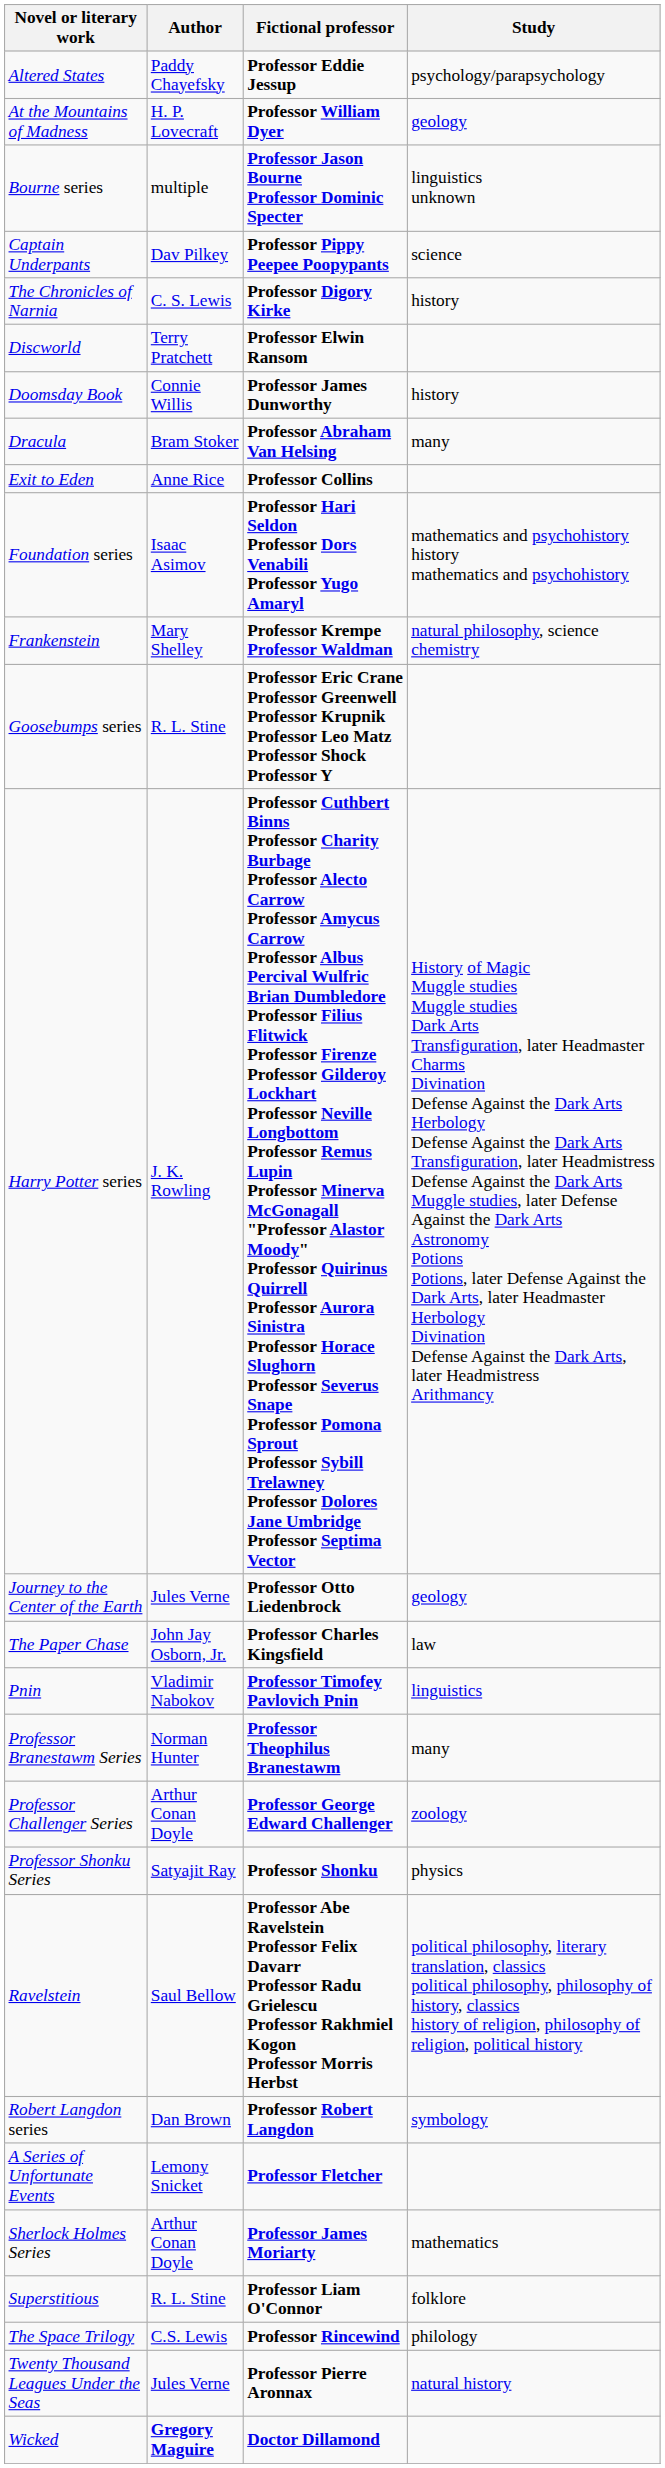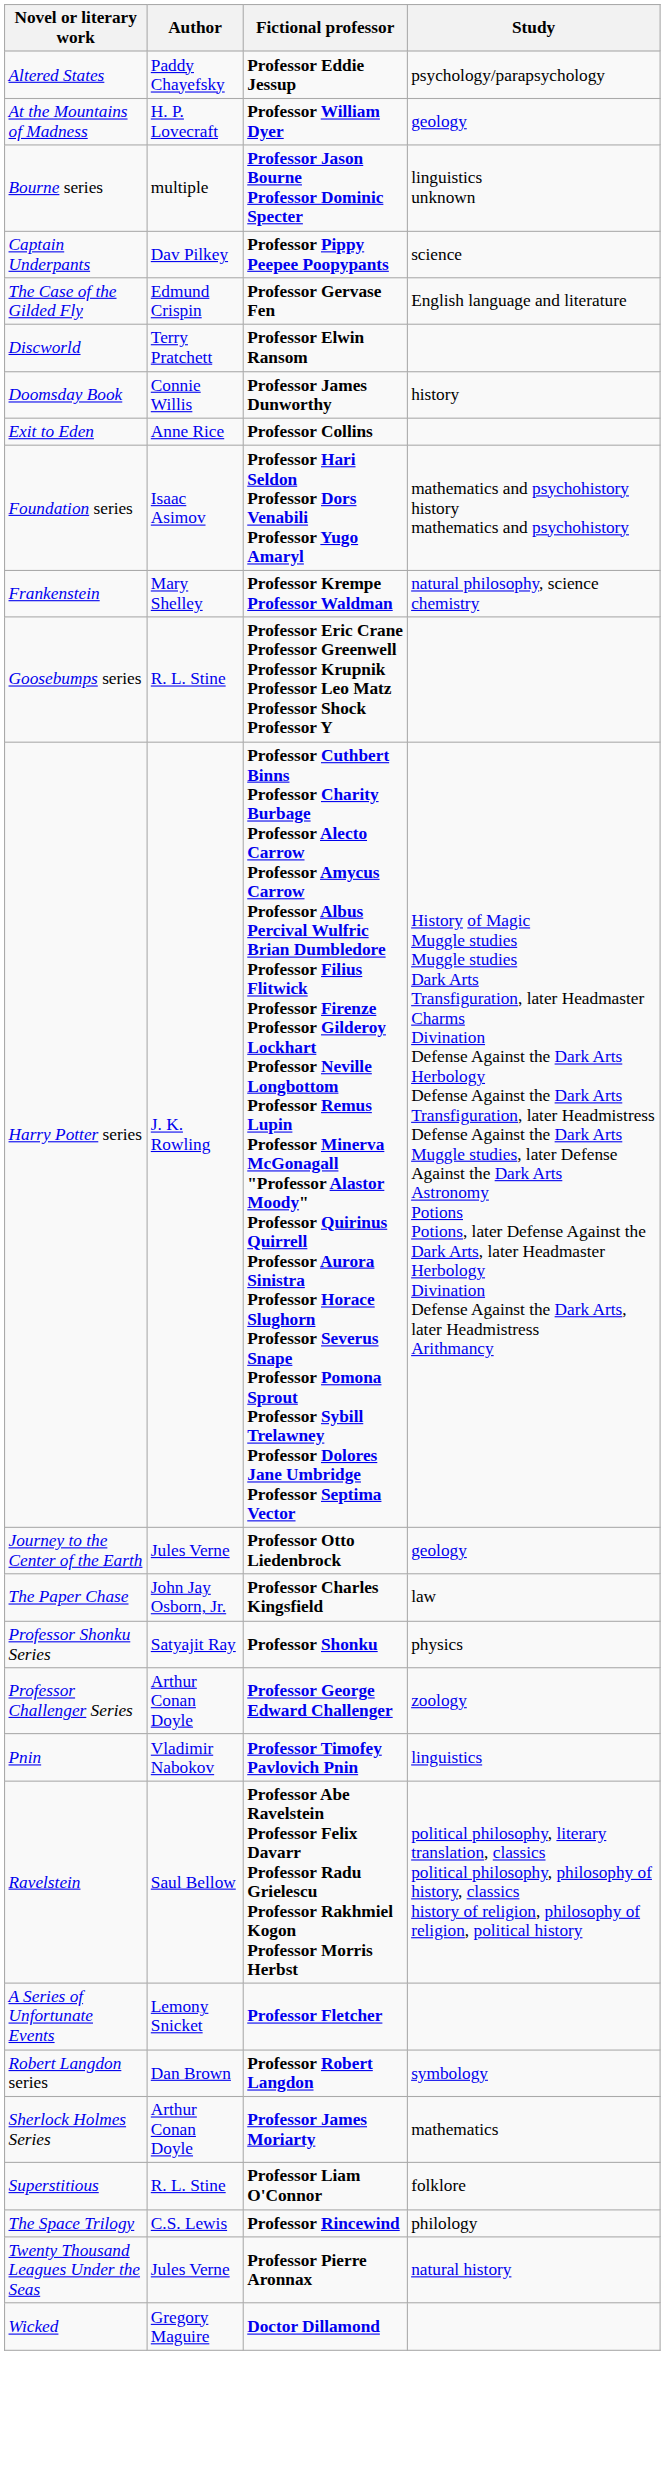+ row: (63, 301)
- row: (70, 301)
- row: (37, 441)
rows swapped: (25, 1691) <-> (69, 1870)
- row: (75, 1747)
rows swapped: (65, 2119) <-> (51, 2176)
(182, 2439) bold -> (180, 2326) normal
